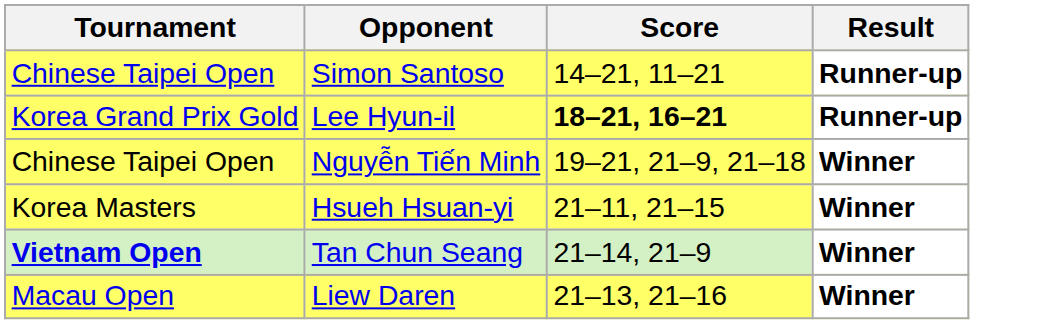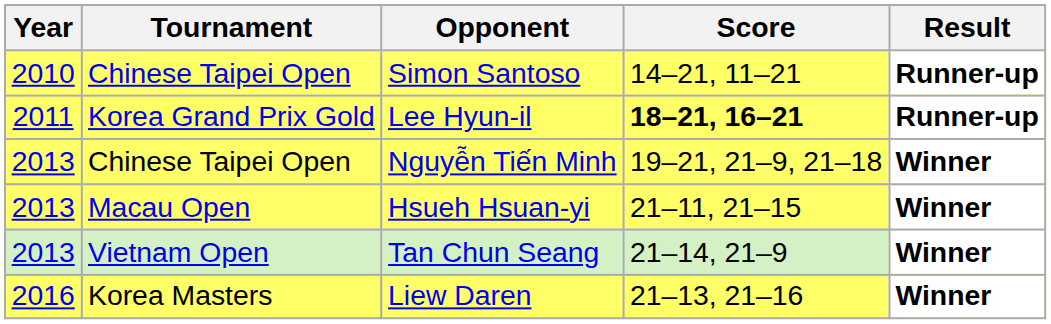+ column: (43, 28)
(104, 207) Korea Masters -> (169, 207) Macau Open
(107, 252) bold -> (178, 252) normal
(93, 297) Macau Open -> (180, 297) Korea Masters
